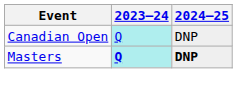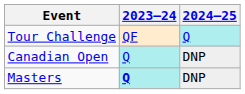+ row: (62, 36)
(186, 57) bold -> (194, 78) normal
